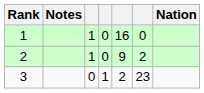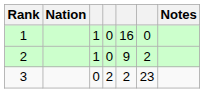columns swapped: (176, 14) <-> (64, 14)
(105, 77) 1 -> (109, 77) 2
